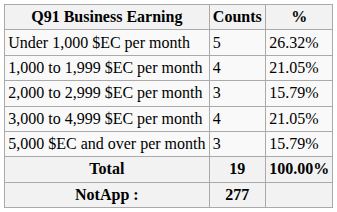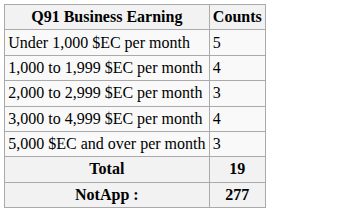- column: (299, 17)
